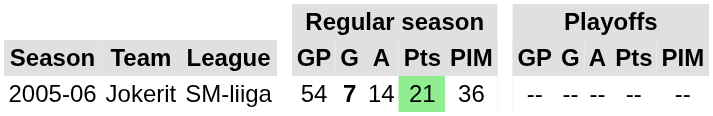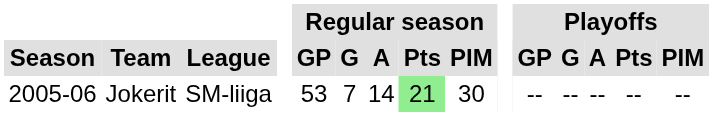(314, 93) 54 -> (314, 93) 53
(350, 93) bold -> (350, 93) normal
(471, 93) 36 -> (471, 93) 30
